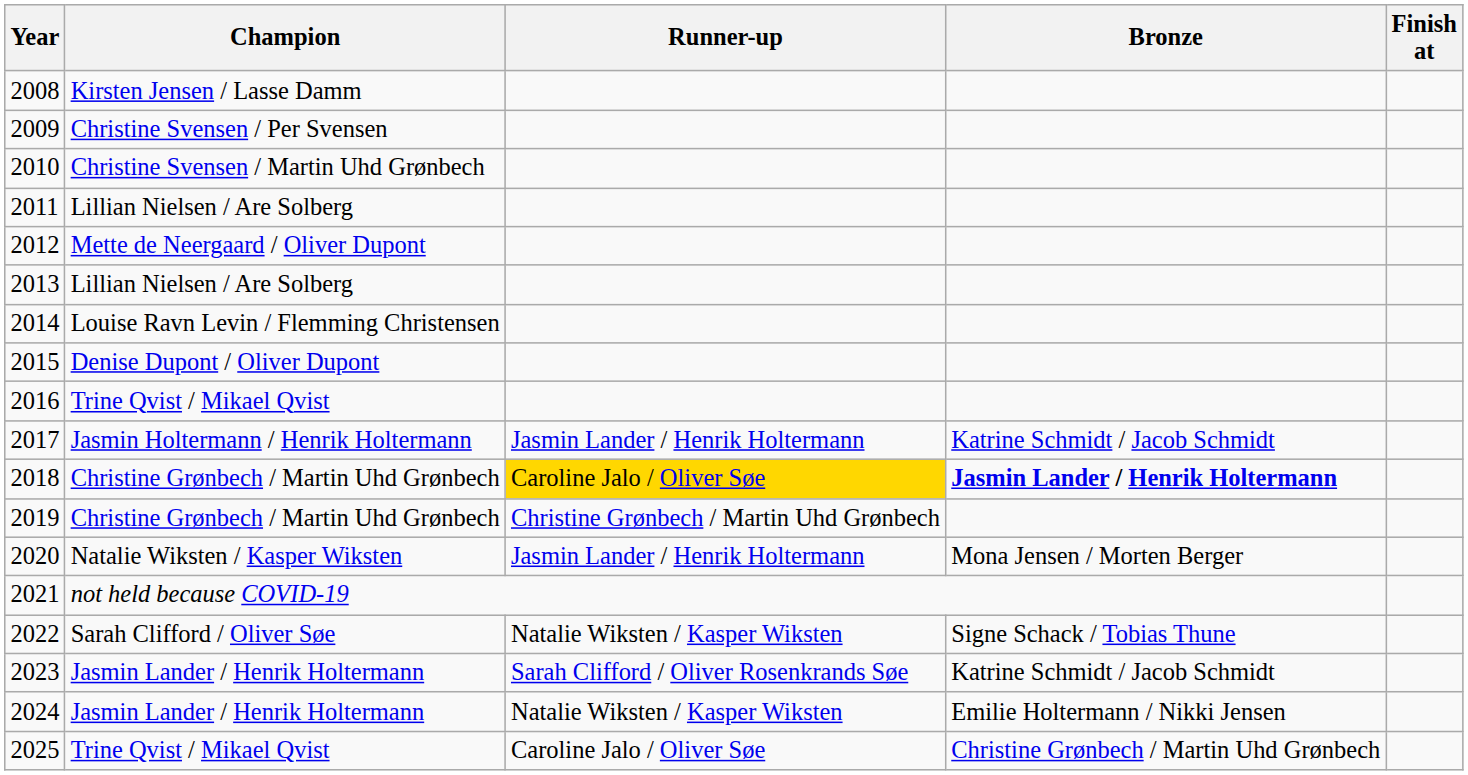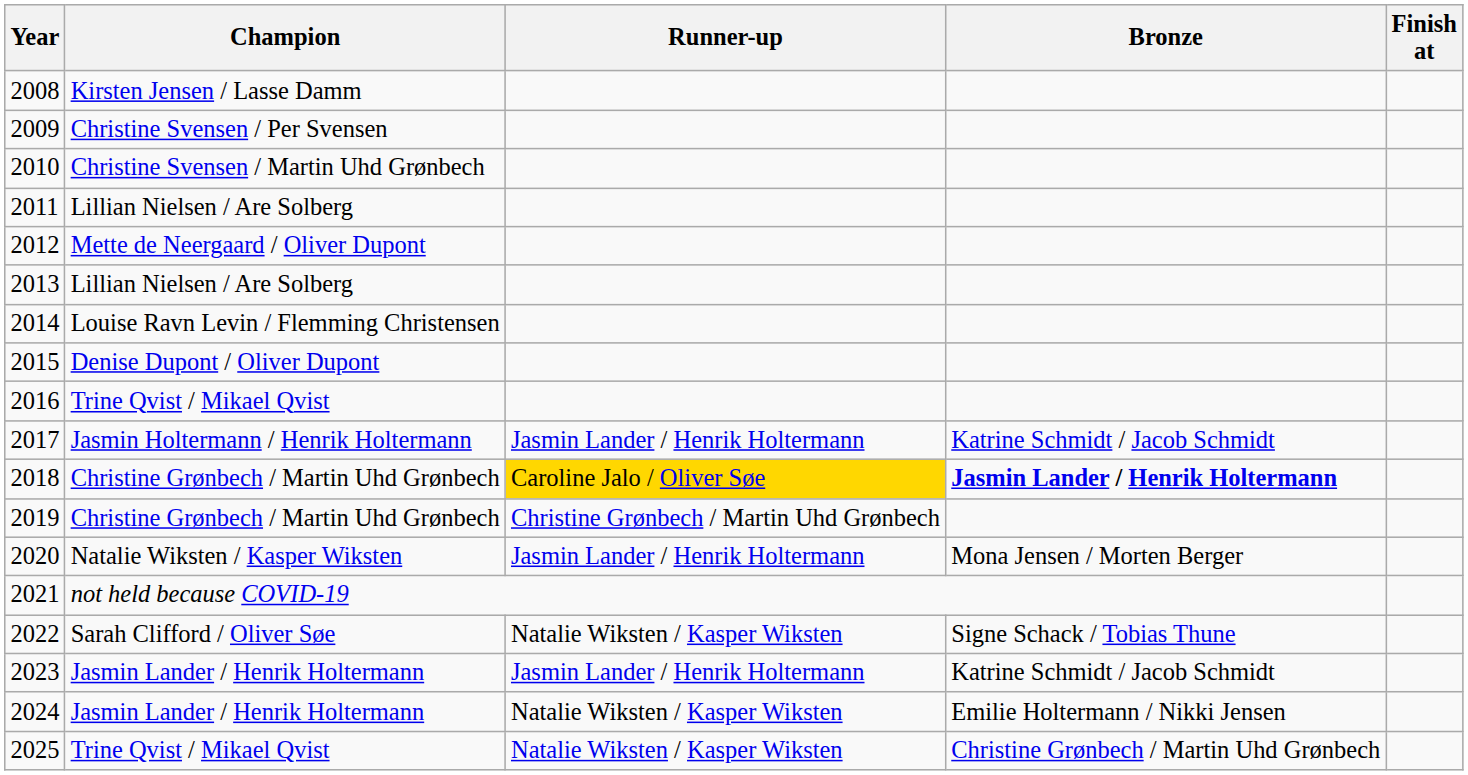(710, 672) Sarah Clifford / Oliver Rosenkrands Søe -> (688, 672) Jasmin Lander / Henrik Holtermann
(638, 750) Caroline Jalo / Oliver Søe -> (677, 750) Natalie Wiksten / Kasper Wiksten
